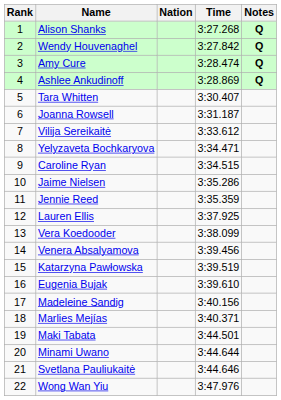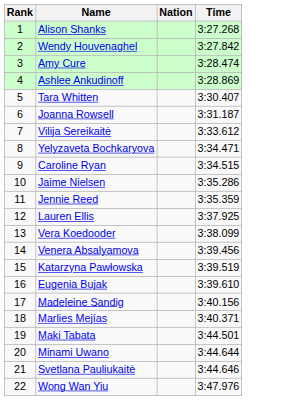- column: (259, 13)
